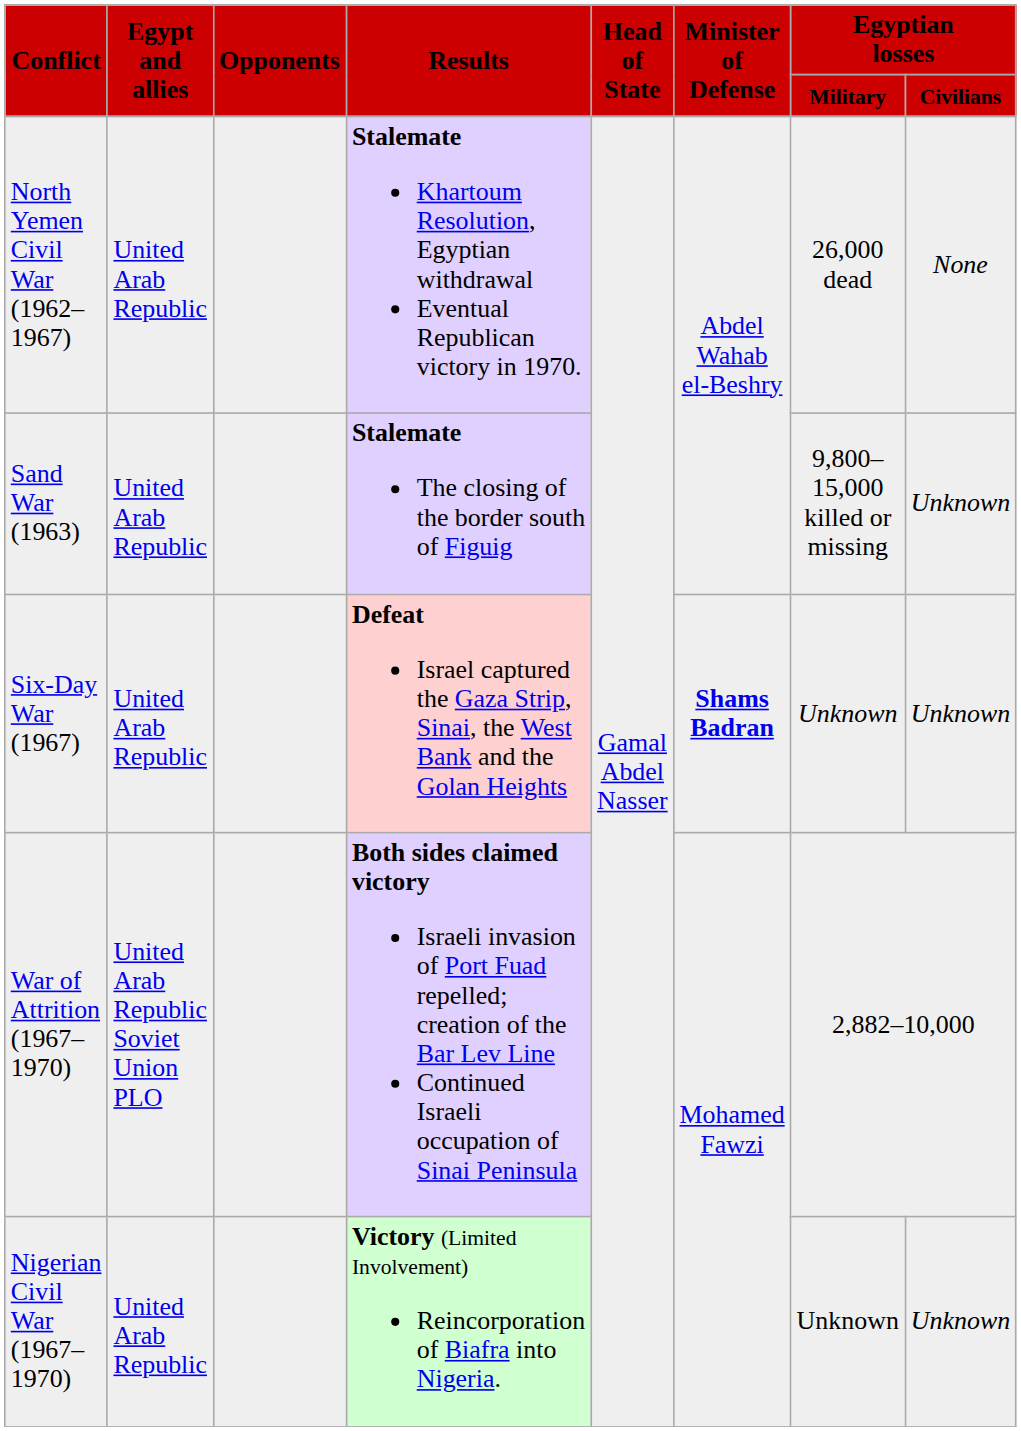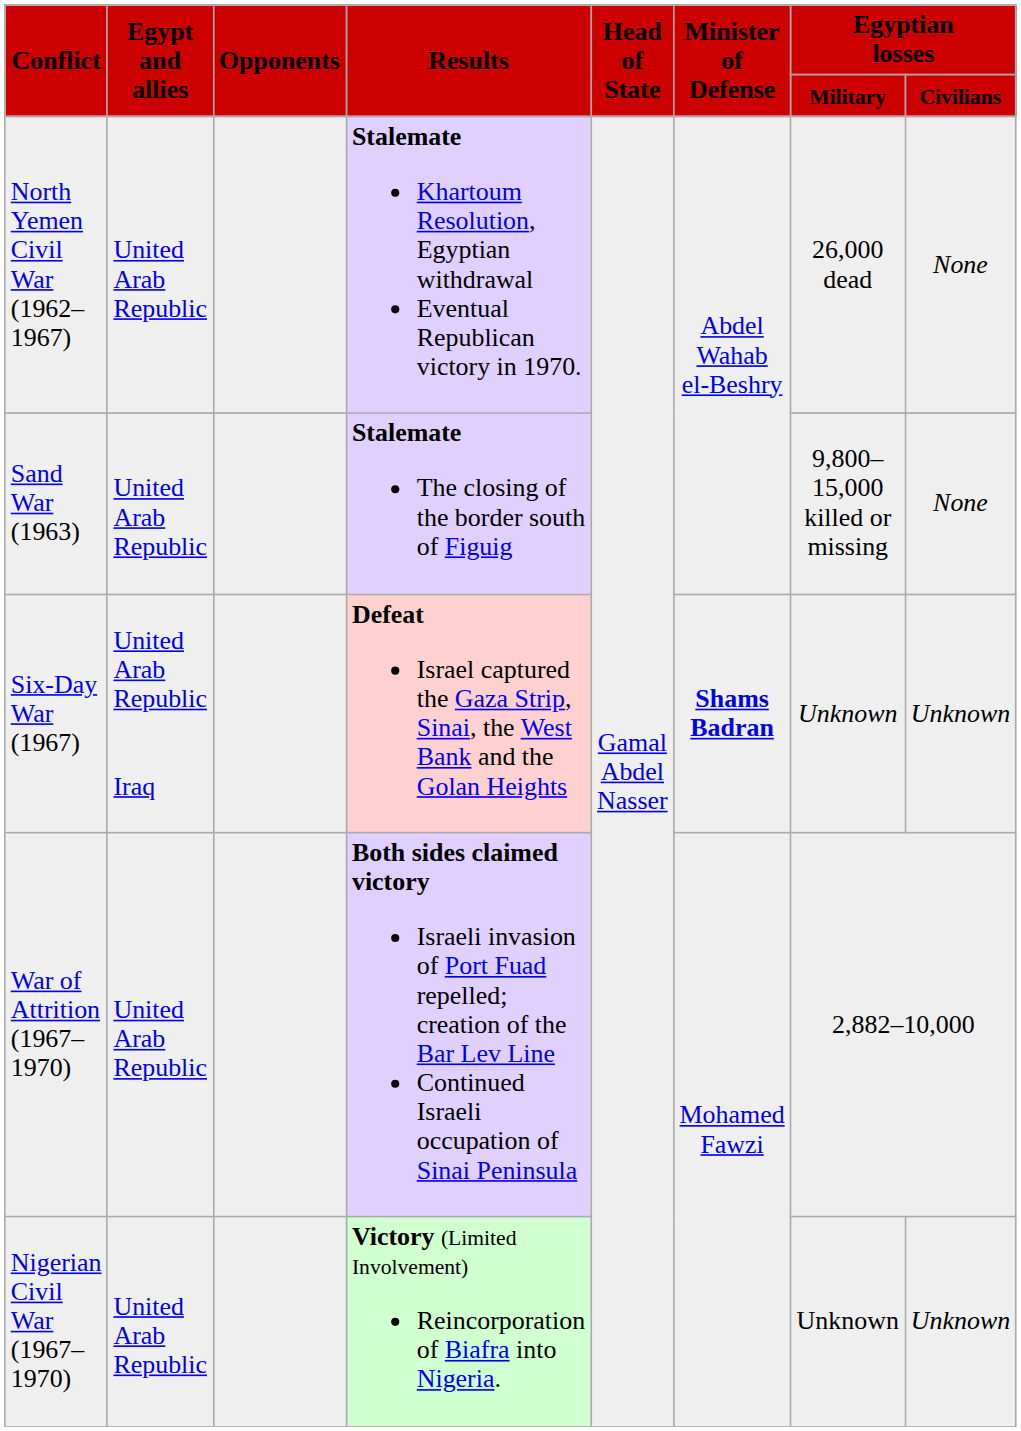(960, 503) Unknown -> (960, 503) None
(160, 727) United Arab Republic -> (160, 712) United Arab Republic Iraq
(160, 1024) United Arab Republic Soviet Union PLO -> (160, 1038) United Arab Republic
